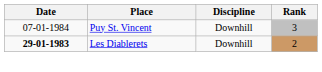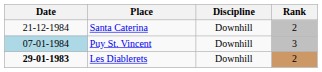+ row: (119, 28)
(46, 28) no background -> (46, 43) lightblue background
